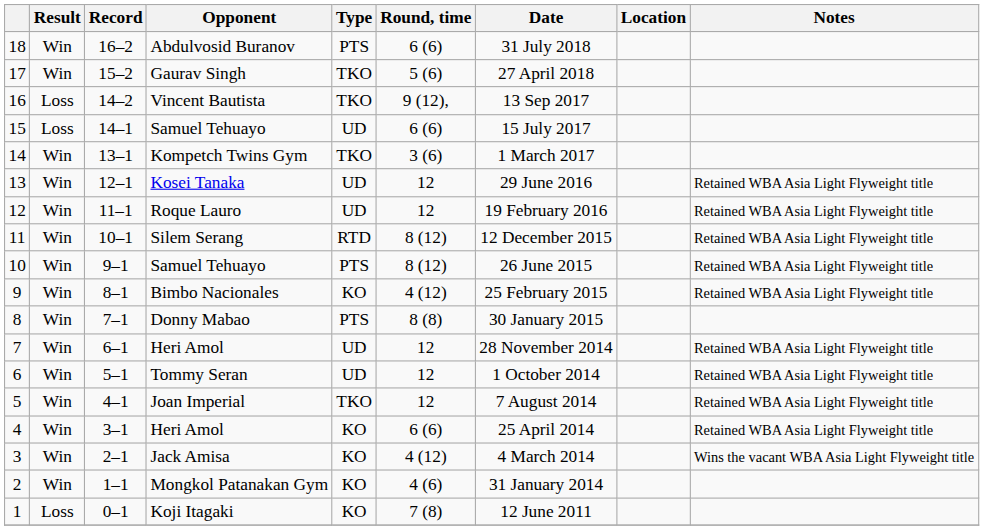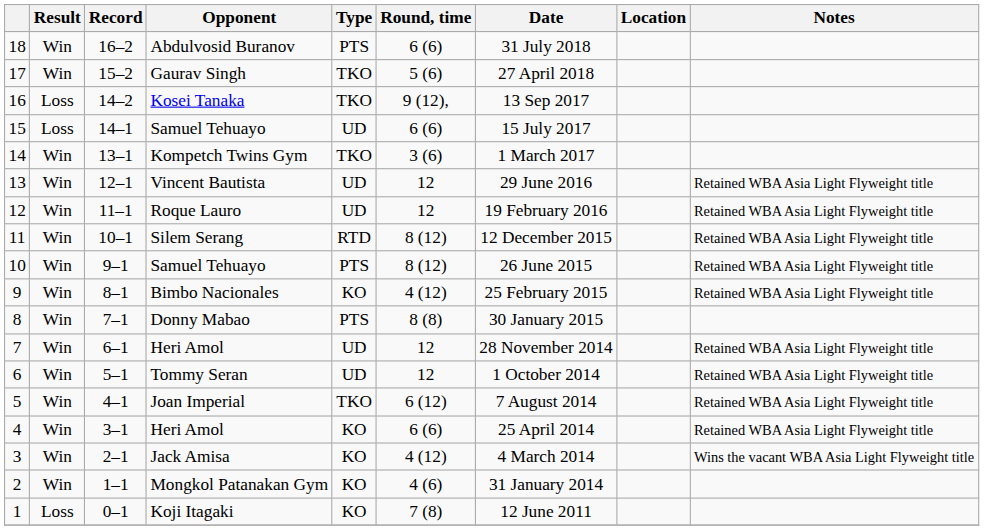(208, 100) Vincent Bautista -> (197, 100) Kosei Tanaka
(197, 182) Kosei Tanaka -> (208, 182) Vincent Bautista
(426, 401) 12 -> (426, 401) 6 (12)
